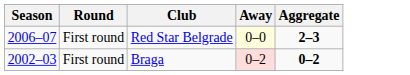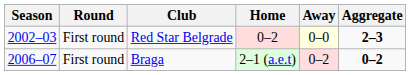+ column: (268, 15)
(32, 37) 2006–07 -> (32, 37) 2002–03
(32, 59) 2002–03 -> (32, 59) 2006–07
